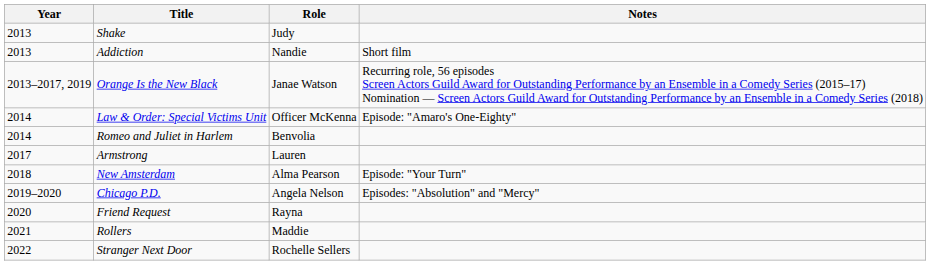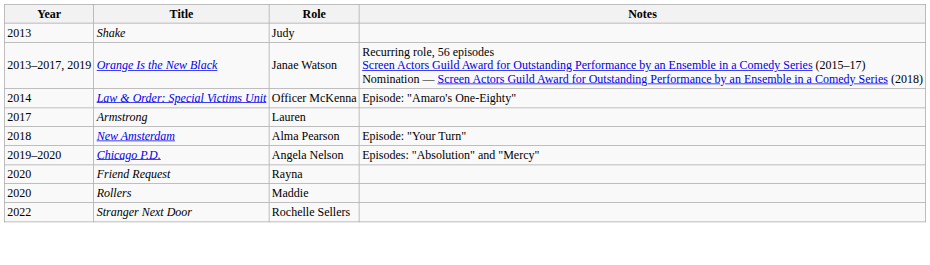- row: (120, 52)
- row: (165, 136)
(19, 231) 2021 -> (19, 193) 2020
